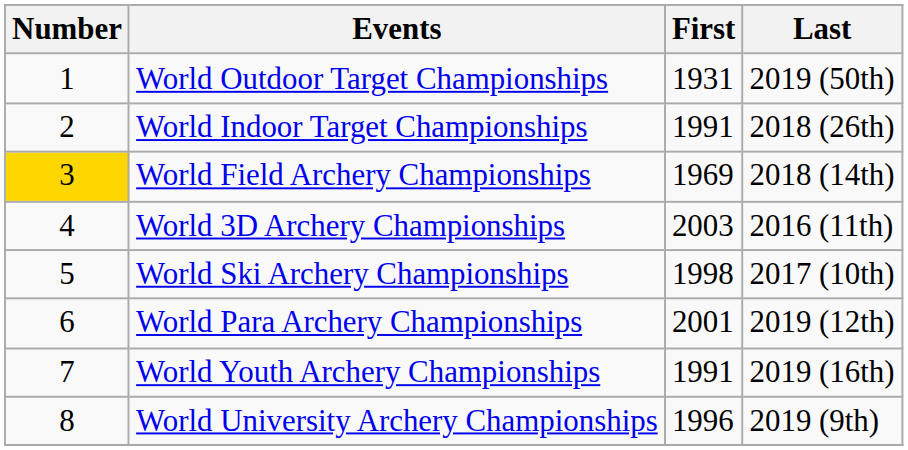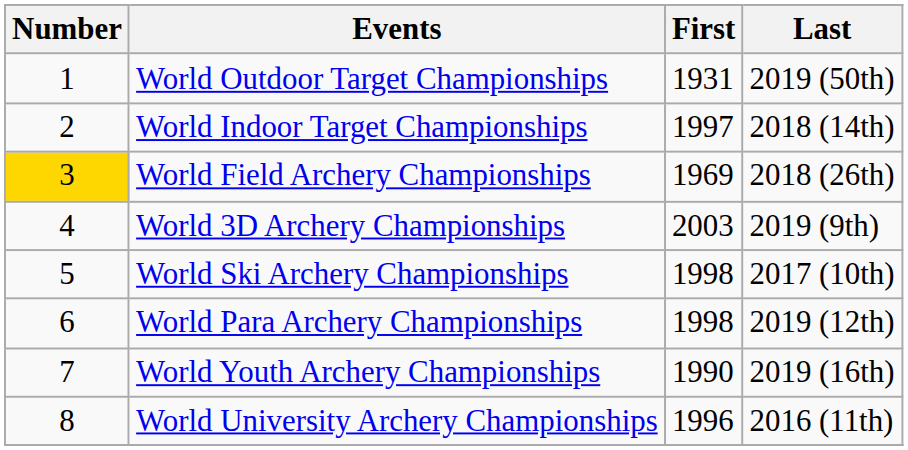(703, 126) 1991 -> (703, 126) 1997
(822, 126) 2018 (26th) -> (822, 126) 2018 (14th)
(822, 175) 2018 (14th) -> (822, 175) 2018 (26th)
(821, 224) 2016 (11th) -> (814, 224) 2019 (9th)
(703, 322) 2001 -> (703, 322) 1998
(703, 371) 1991 -> (703, 371) 1990
(814, 420) 2019 (9th) -> (821, 420) 2016 (11th)
